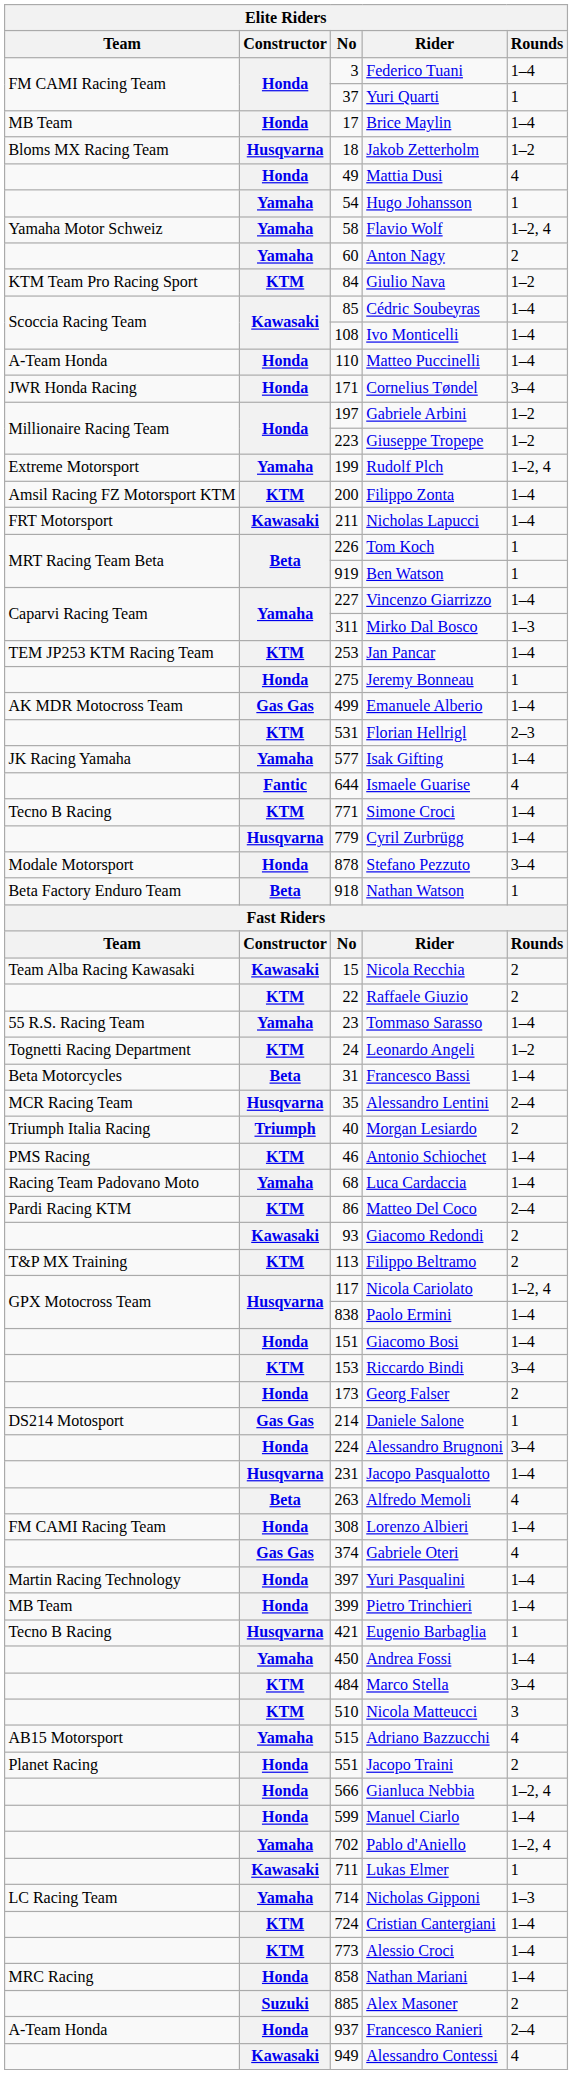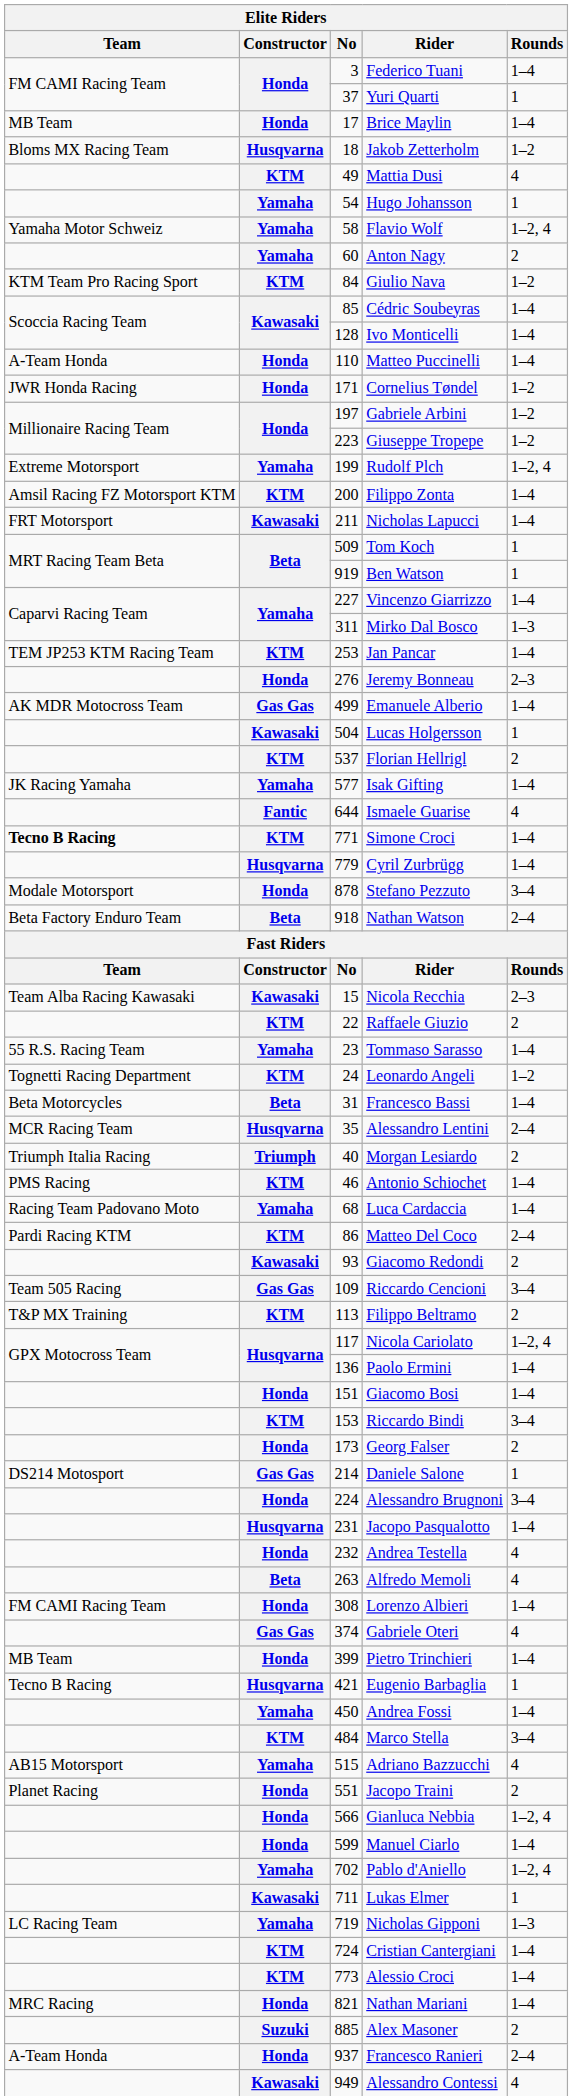(285, 176) Honda -> (285, 176) KTM
(347, 335) 108 -> (347, 335) 128
(523, 387) 3–4 -> (523, 387) 1–2
(347, 546) 226 -> (347, 546) 509
(347, 679) 275 -> (347, 679) 276
(515, 679) 1 -> (523, 679) 2–3
+ row: (424, 732)
(347, 732) 531 -> (347, 758) 537
(523, 732) 2–3 -> (515, 758) 2
(60, 811) normal -> (62, 838) bold
(515, 891) 1 -> (523, 917) 2–4
(515, 970) 2 -> (523, 996) 2–3
+ row: (426, 1288)
(347, 1314) 838 -> (347, 1367) 136
+ row: (417, 1552)
- row: (415, 1579)
- row: (422, 1711)
(347, 1897) 714 -> (347, 1923) 719
(347, 1976) 858 -> (347, 2003) 821
